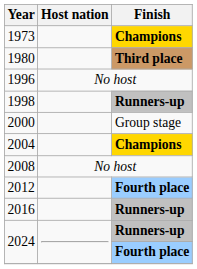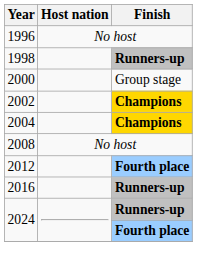- row: (21, 36)
- row: (21, 58)
+ row: (21, 101)
